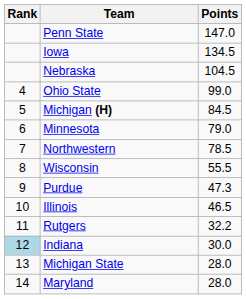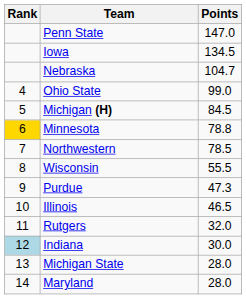(220, 71) 104.5 -> (220, 71) 104.7
(22, 129) no background -> (22, 129) gold background
(220, 129) 79.0 -> (220, 129) 78.8
(220, 226) 32.2 -> (220, 226) 32.0
